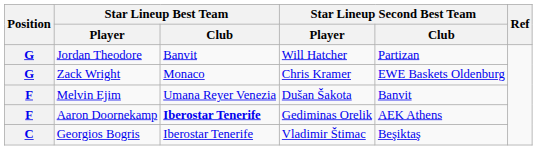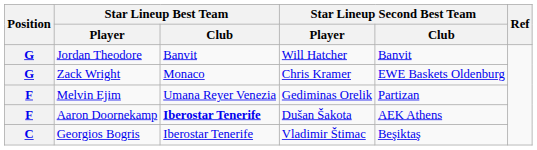(399, 54) Partizan -> (395, 54) Banvit
(317, 94) Dušan Šakota -> (327, 94) Gediminas Orelik
(395, 94) Banvit -> (399, 94) Partizan
(327, 114) Gediminas Orelik -> (317, 114) Dušan Šakota
